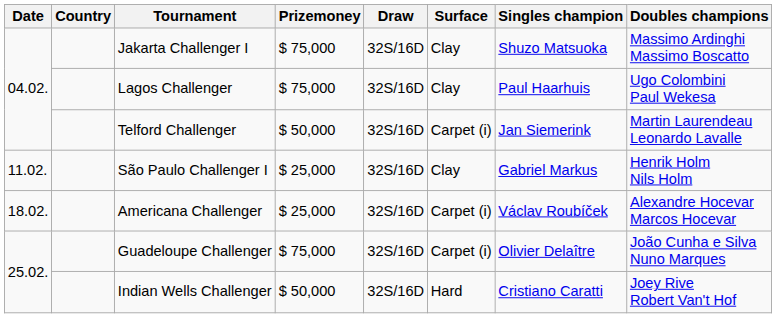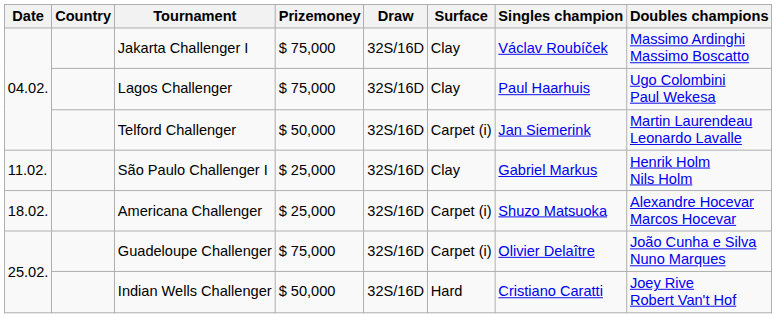(553, 47) Shuzo Matsuoka -> (553, 47) Václav Roubíček
(553, 210) Václav Roubíček -> (553, 210) Shuzo Matsuoka
